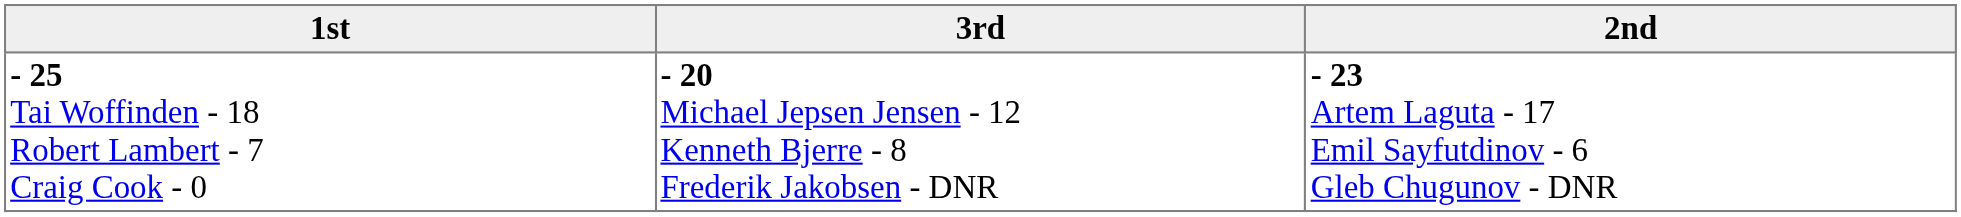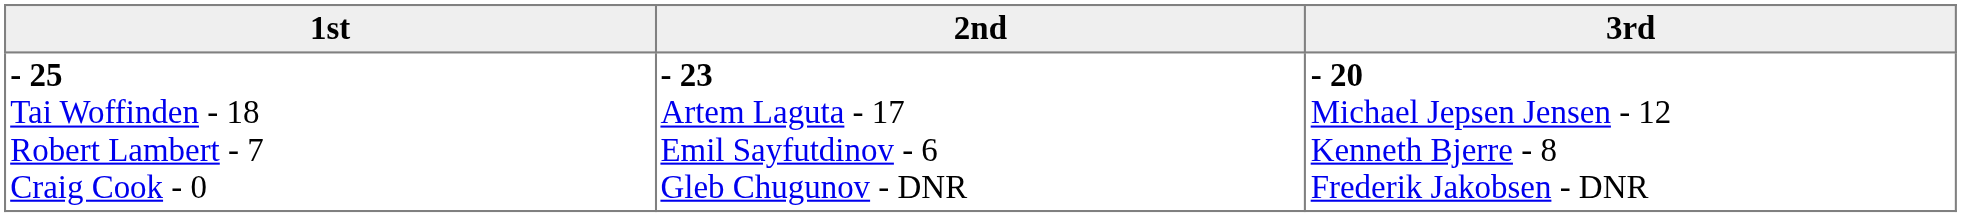columns swapped: (1631, 28) <-> (980, 28)
